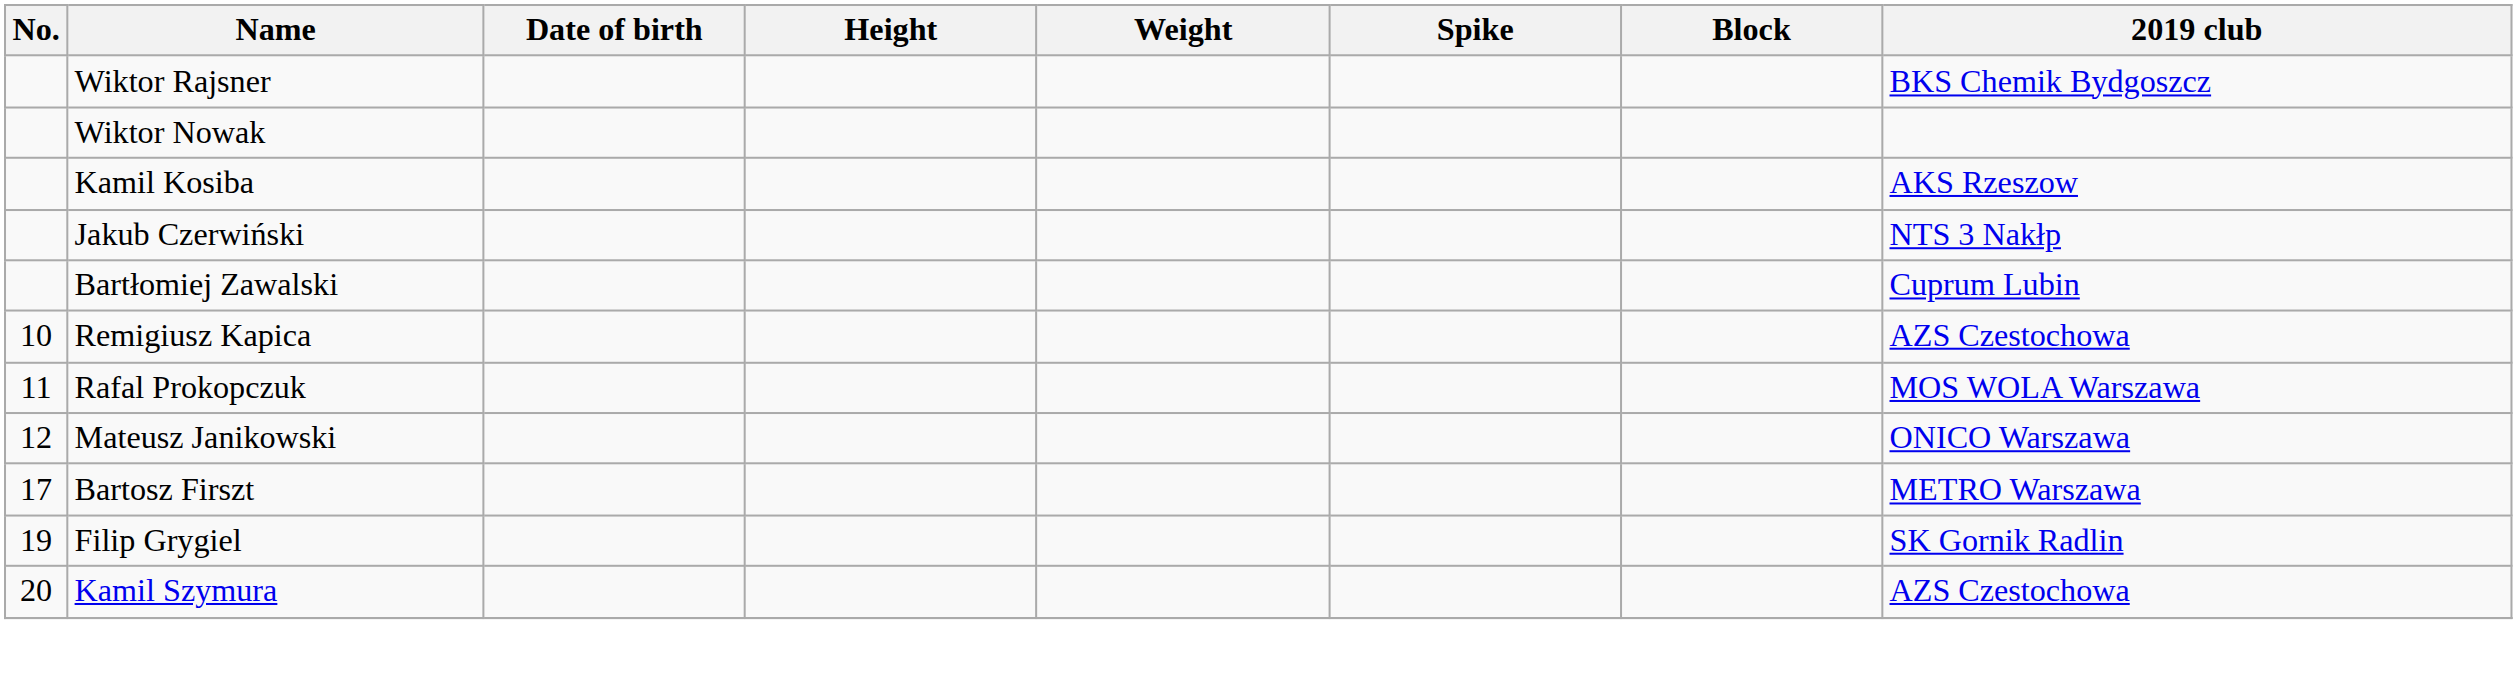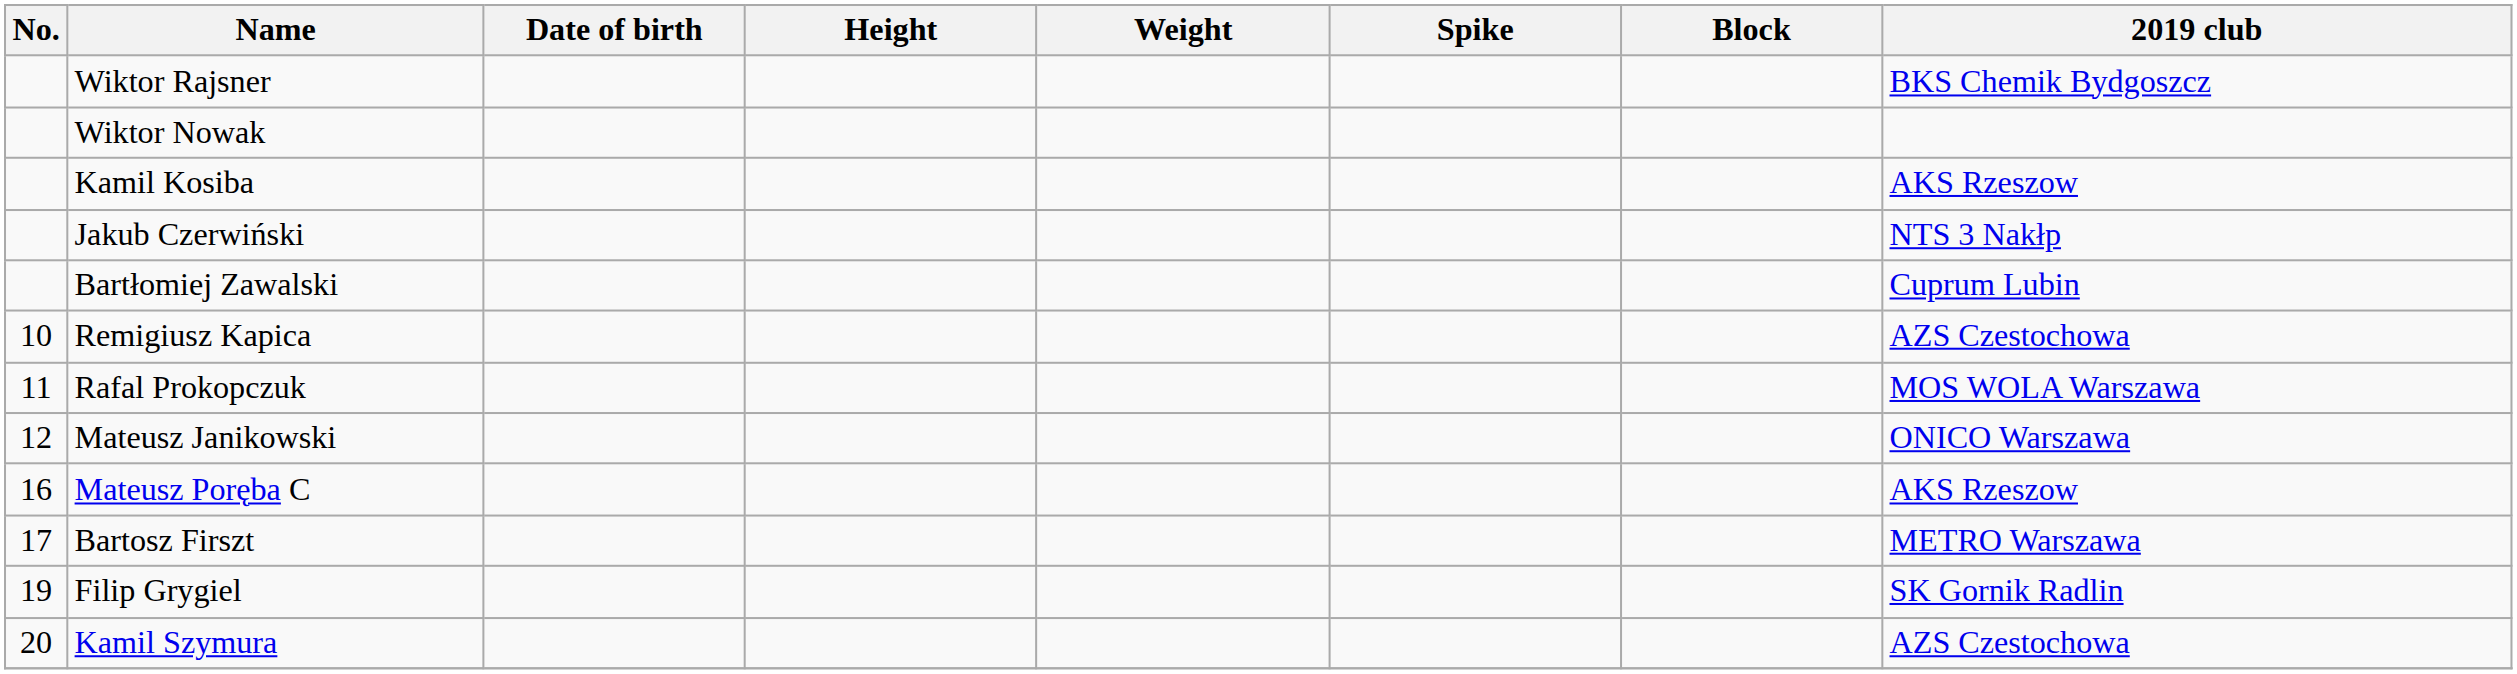+ row: (193, 489)
